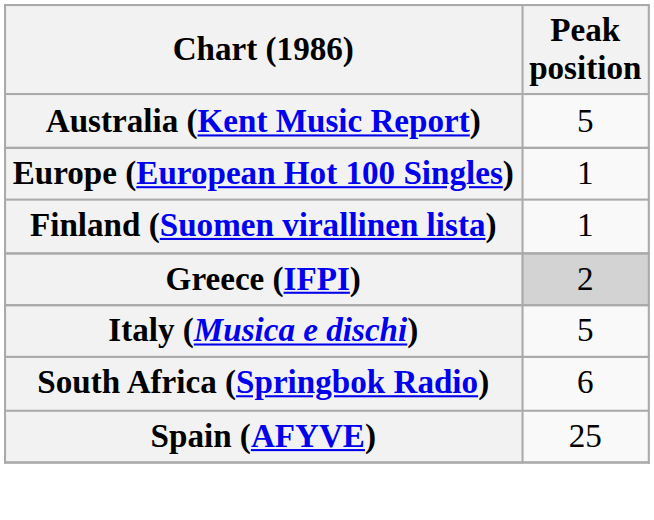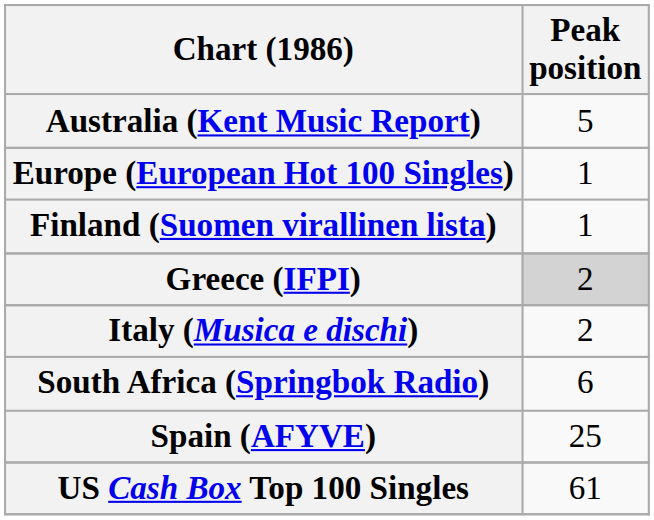(585, 330) 5 -> (585, 330) 2
+ row: (263, 488)
